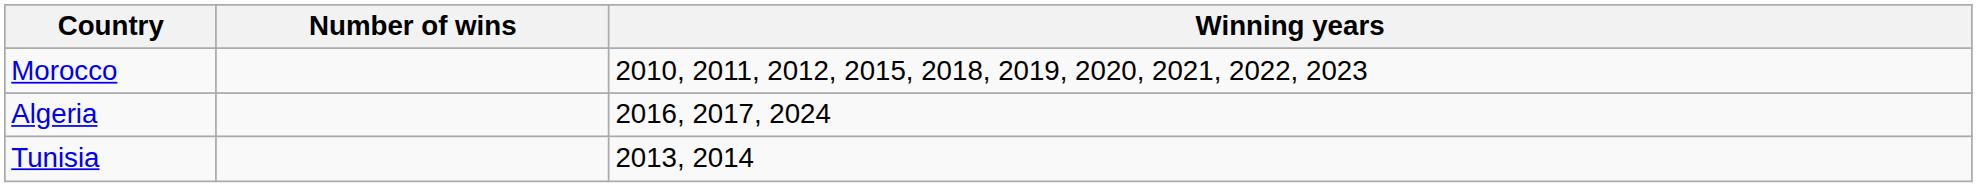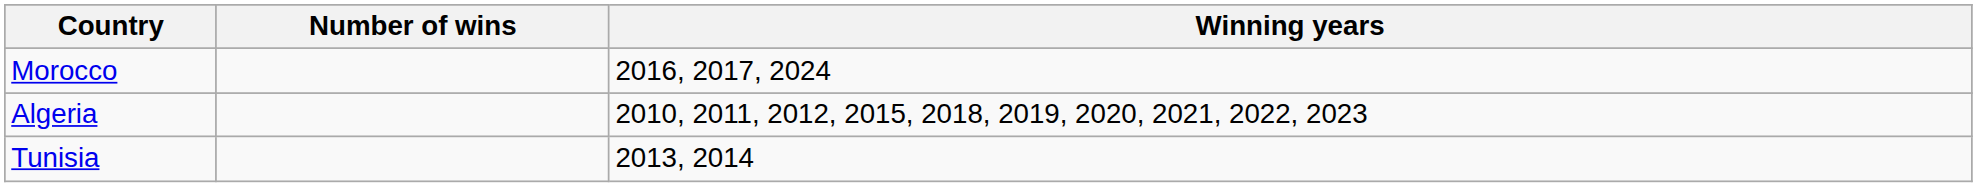(991, 70) 2010, 2011, 2012, 2015, 2018, 2019, 2020, 2021, 2022, 2023 -> (723, 70) 2016, 2017, 2024
(723, 114) 2016, 2017, 2024 -> (991, 114) 2010, 2011, 2012, 2015, 2018, 2019, 2020, 2021, 2022, 2023
